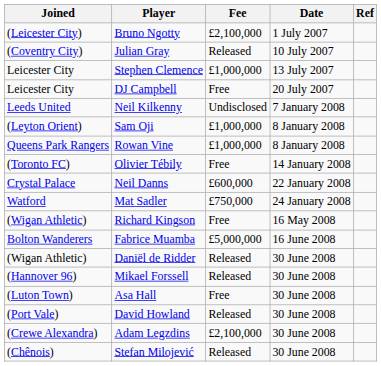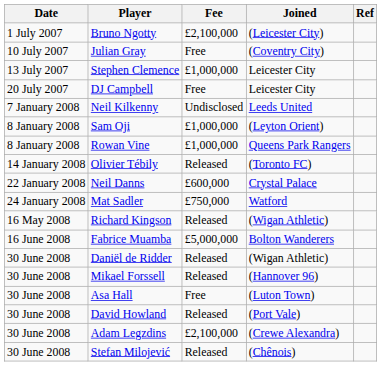columns swapped: (312, 13) <-> (58, 13)
(230, 51) Released -> (195, 51) Free
(219, 164) Free -> (206, 164) Released
(219, 220) Free -> (206, 220) Released
